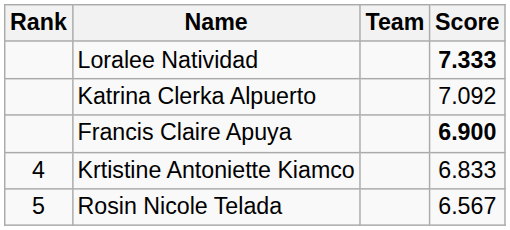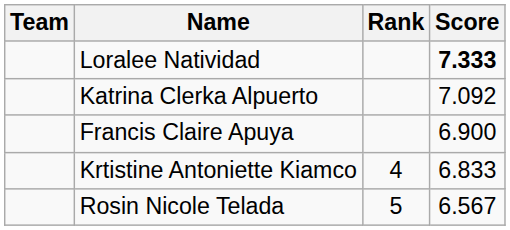columns swapped: (38, 22) <-> (395, 22)
(467, 133) bold -> (467, 133) normal
